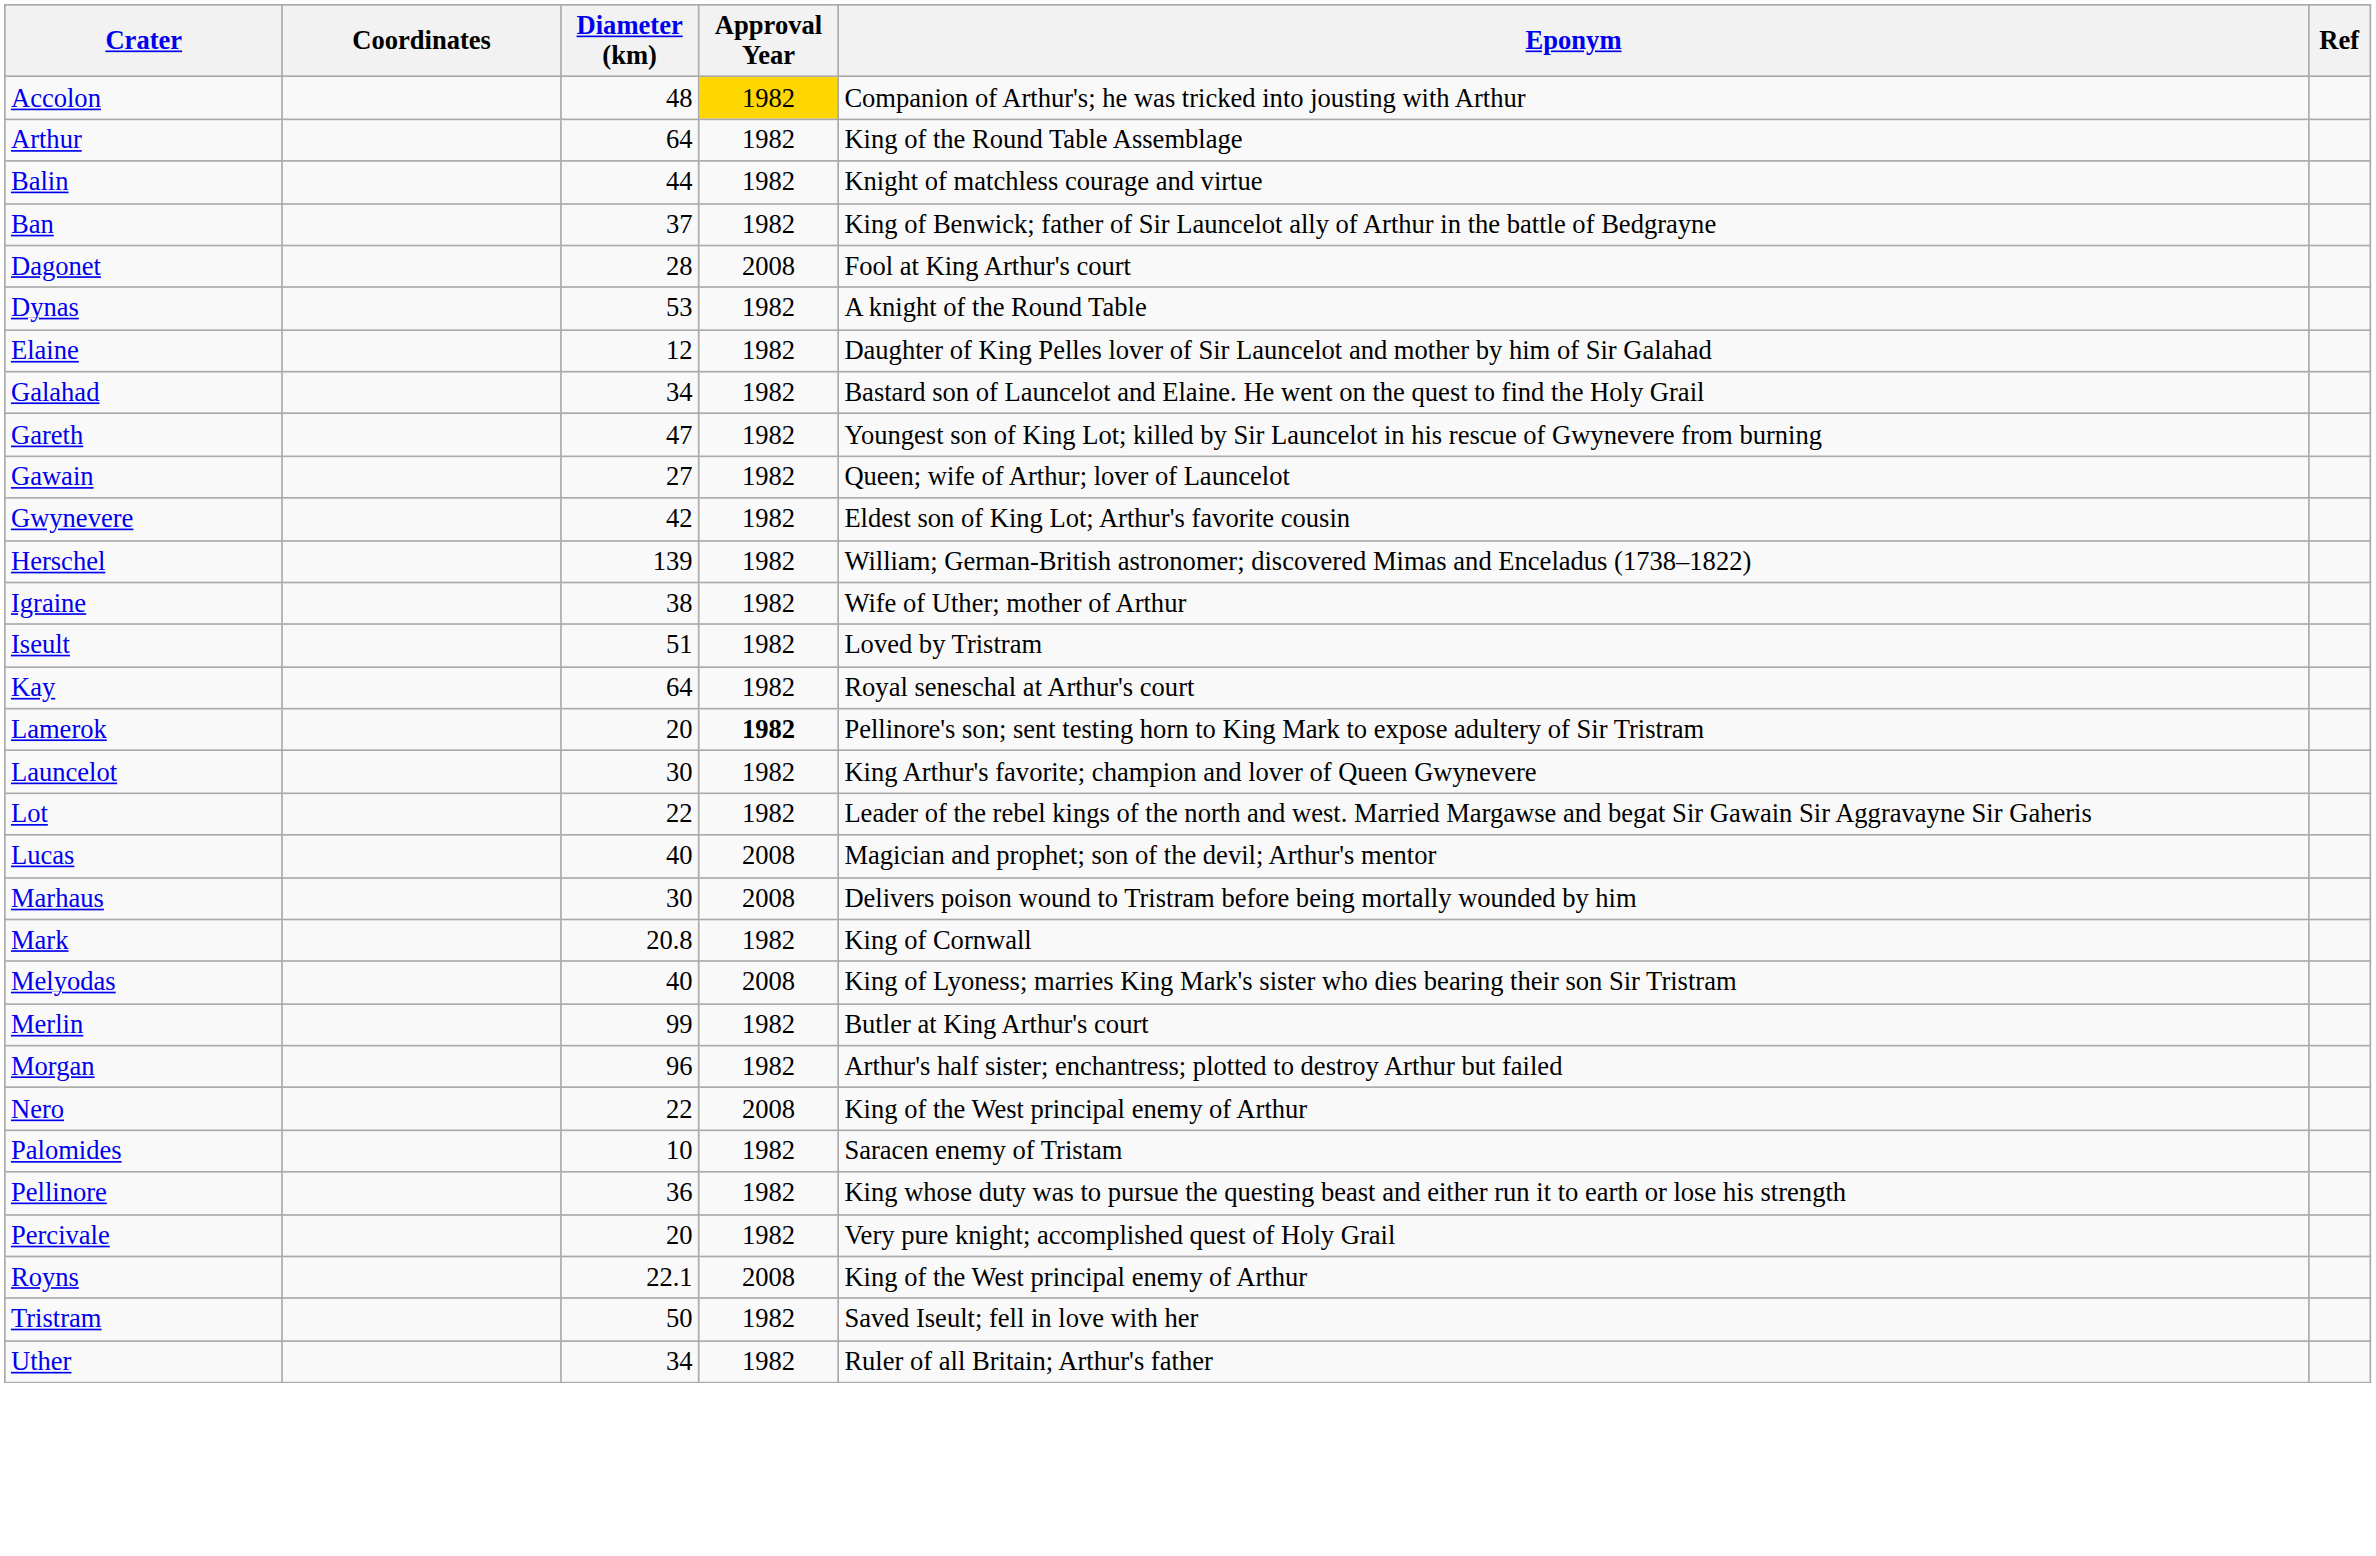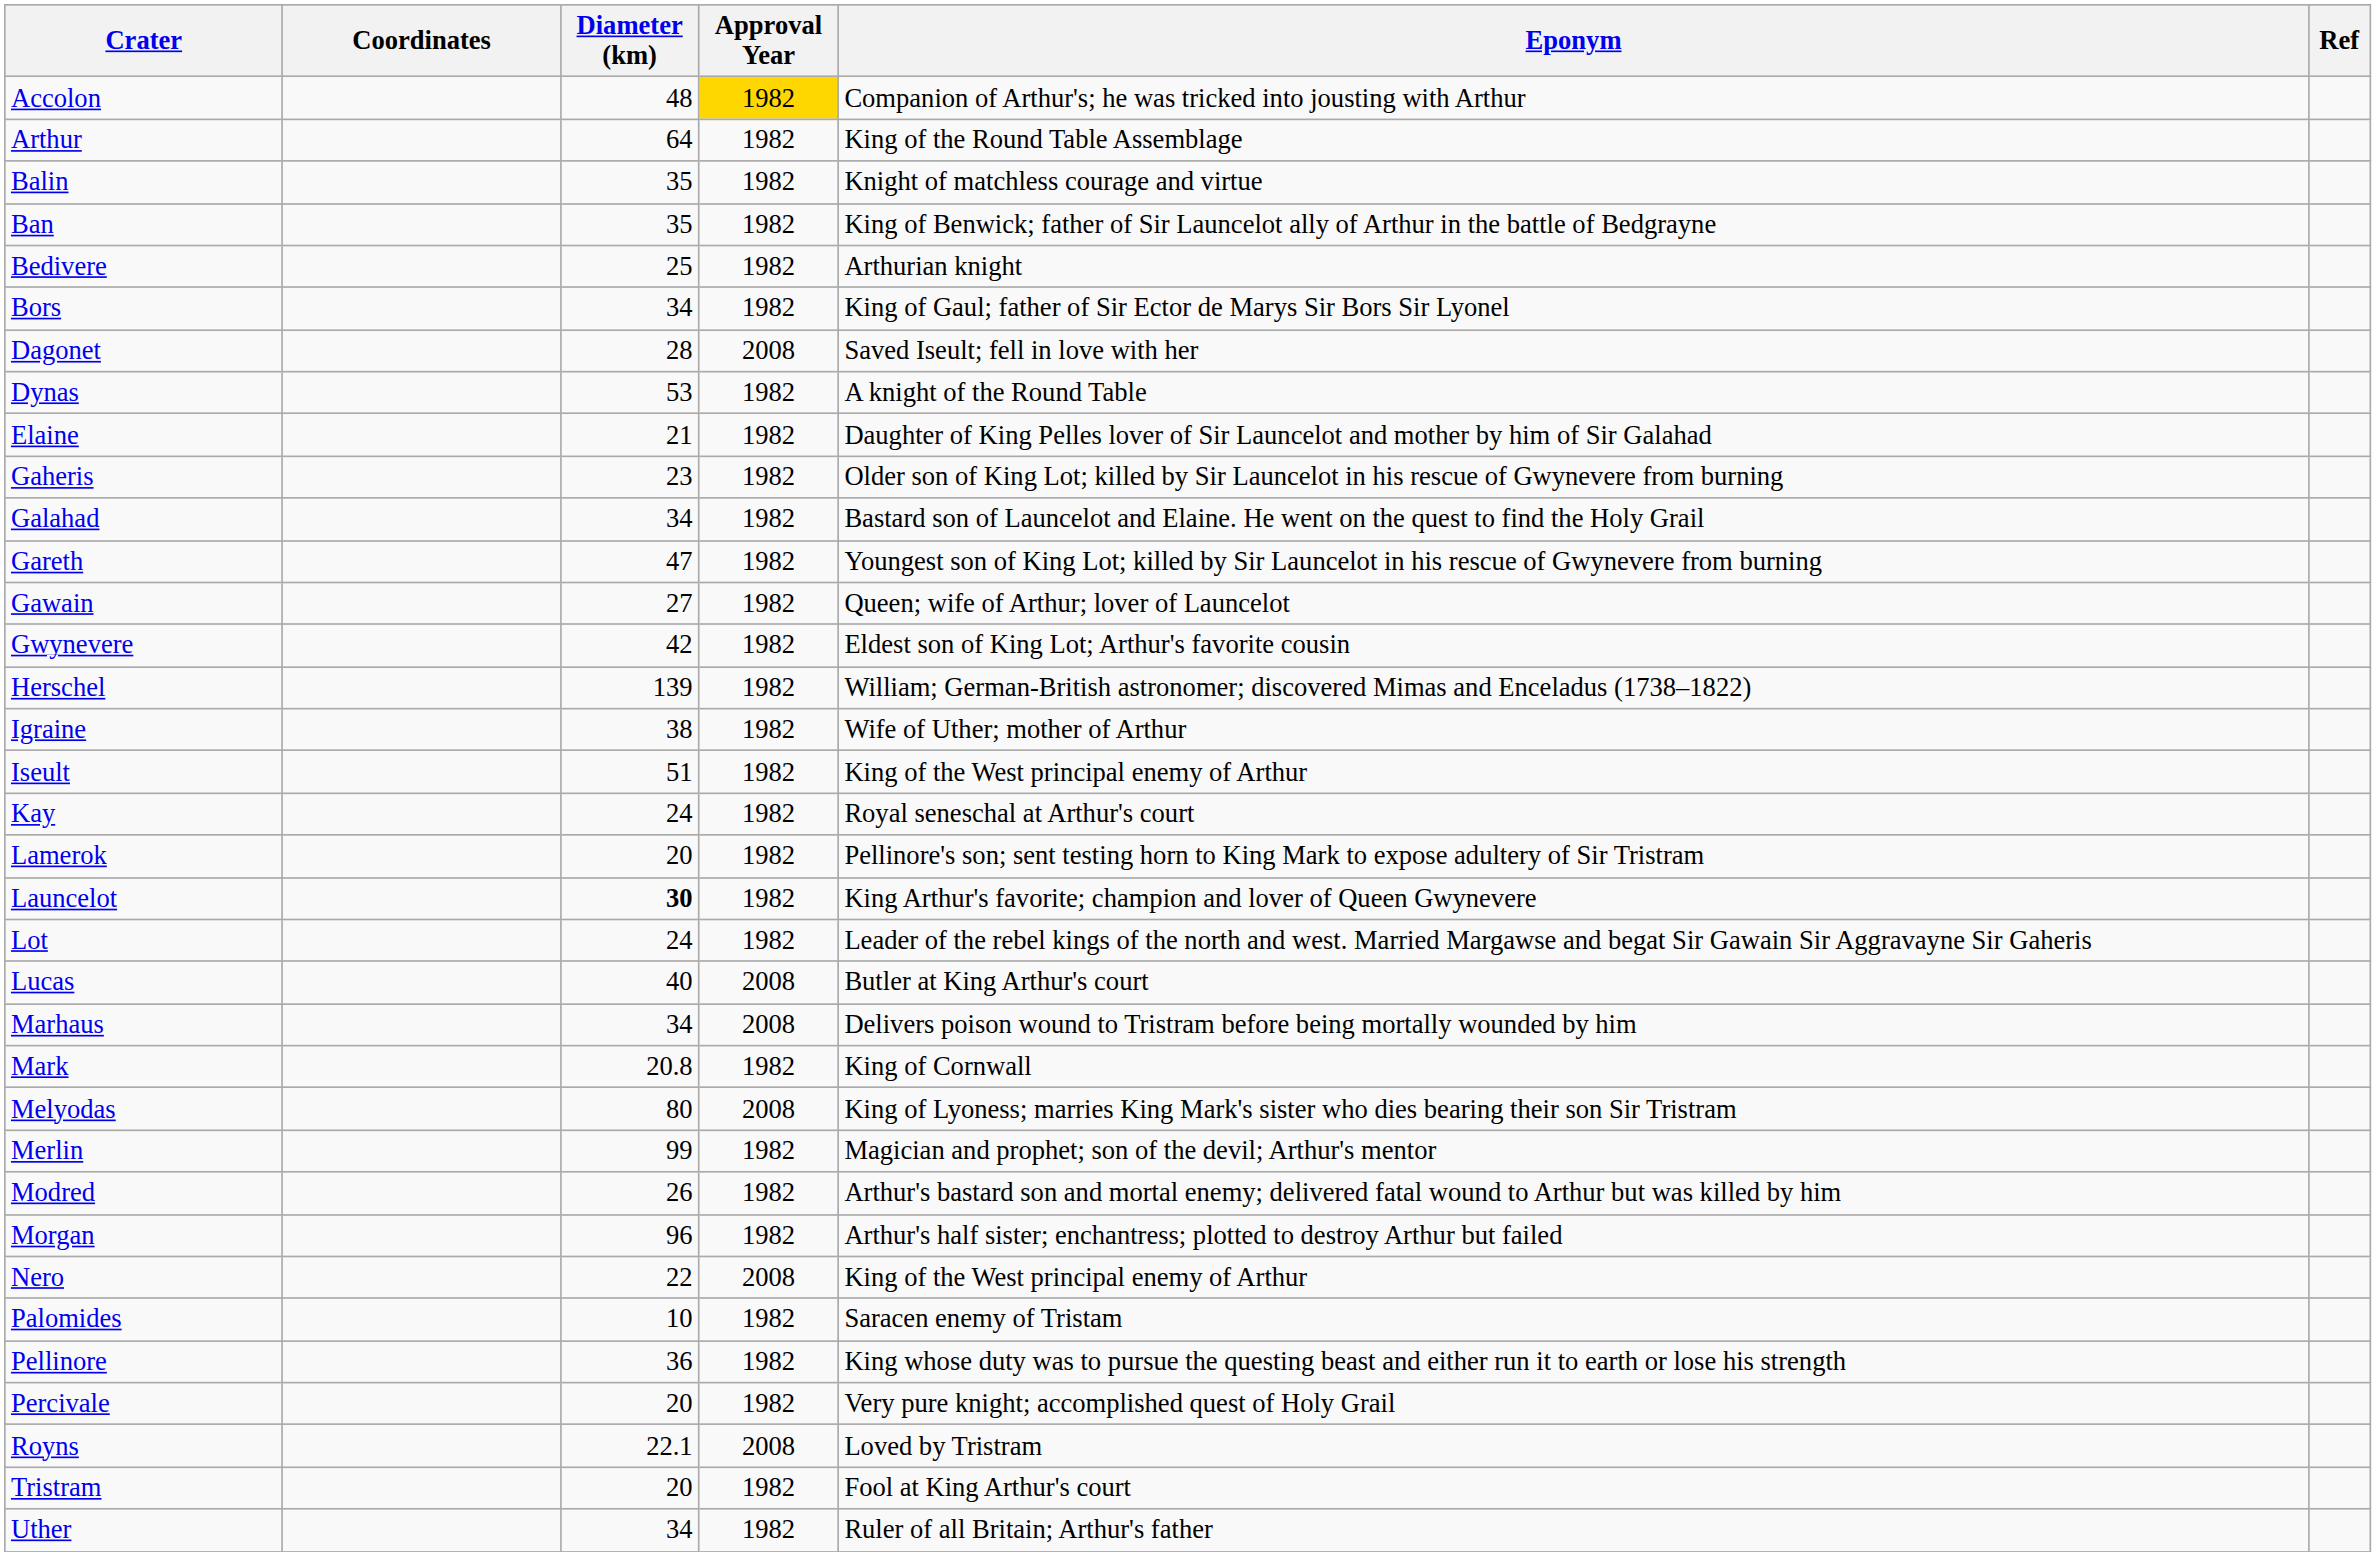(679, 181) 44 -> (679, 181) 35
(679, 223) 37 -> (679, 223) 35
+ row: (59, 266)
+ row: (36, 308)
(988, 266) Fool at King Arthur's court -> (1021, 350) Saved Iseult; fell in love with her
(679, 350) 12 -> (679, 434) 21
+ row: (52, 476)
(943, 645) Loved by Tristram -> (1076, 771) King of the West principal enemy of Arthur
(679, 687) 64 -> (679, 813) 24
(769, 729) bold -> (769, 855) normal
(679, 771) normal -> (679, 897) bold
(679, 813) 22 -> (679, 940) 24
(1140, 855) Magician and prophet; son of the devil; Arthur's mentor -> (997, 982) Butler at King Arthur's court
(679, 897) 30 -> (679, 1024) 34
(679, 982) 40 -> (679, 1108) 80
(997, 1024) Butler at King Arthur's court -> (1140, 1150) Magician and prophet; son of the devil; Arthur's mentor
+ row: (53, 1192)
(1076, 1276) King of the West principal enemy of Arthur -> (943, 1445) Loved by Tristram
(679, 1319) 50 -> (679, 1487) 20
(1021, 1319) Saved Iseult; fell in love with her -> (988, 1487) Fool at King Arthur's court
